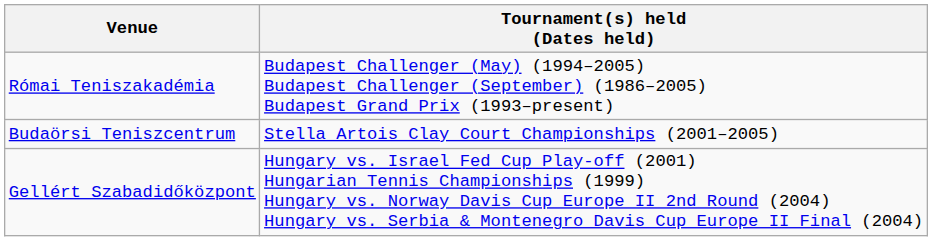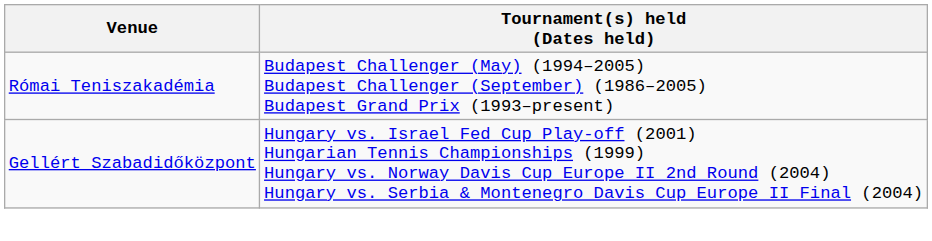- row: (122, 134)
